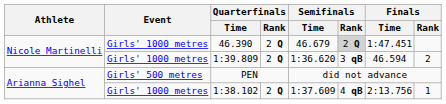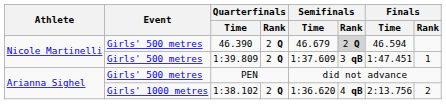(158, 43) Girls' 1000 metres -> (155, 43) Girls' 500 metres
(390, 43) 1:47.451 -> (390, 43) 46.594
(158, 59) Girls' 1000 metres -> (155, 59) Girls' 500 metres
(313, 59) 1:36.620 -> (313, 59) 1:37.609
(390, 59) 46.594 -> (390, 59) 1:47.451
(428, 59) 2 -> (428, 59) 1
(313, 91) 1:37.609 -> (313, 91) 1:36.620
(428, 91) 1 -> (428, 91) 2
